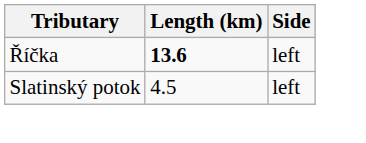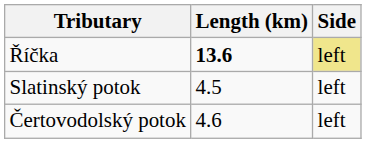(286, 54) no background -> (332, 54) khaki background
+ row: (98, 120)
